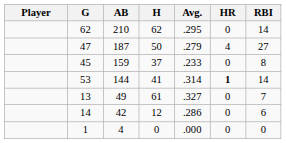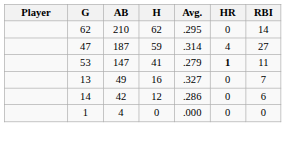(157, 46) 50 -> (157, 46) 59
(192, 46) .279 -> (192, 46) .314
- row: (85, 63)
(121, 79) 144 -> (121, 63) 147
(192, 79) .314 -> (192, 63) .279
(263, 79) 14 -> (263, 63) 11
(157, 96) 61 -> (157, 79) 16
